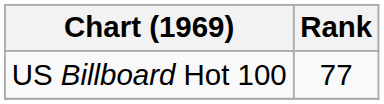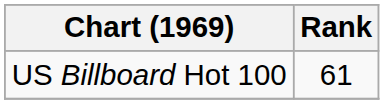(336, 74) 77 -> (336, 74) 61
